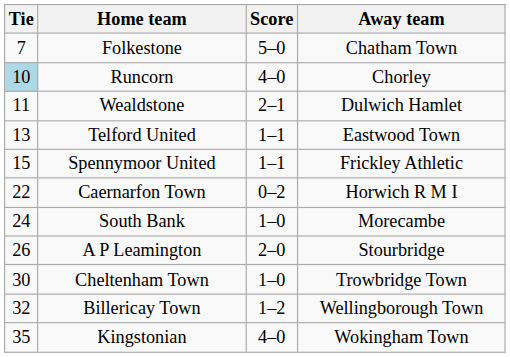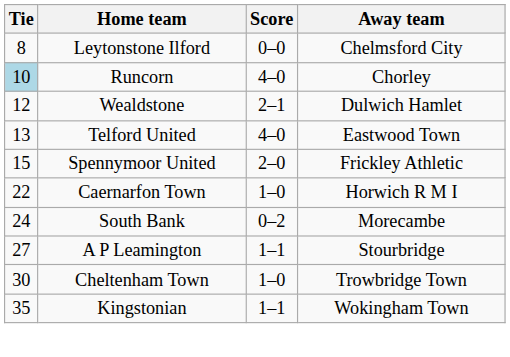- row: (142, 47)
+ row: (142, 47)
(21, 105) 11 -> (21, 105) 12
(272, 134) 1–1 -> (272, 134) 4–0
(272, 163) 1–1 -> (272, 163) 2–0
(272, 192) 0–2 -> (272, 192) 1–0
(272, 221) 1–0 -> (272, 221) 0–2
(21, 250) 26 -> (21, 250) 27
(272, 250) 2–0 -> (272, 250) 1–1
- row: (142, 308)
(272, 337) 4–0 -> (272, 308) 1–1
